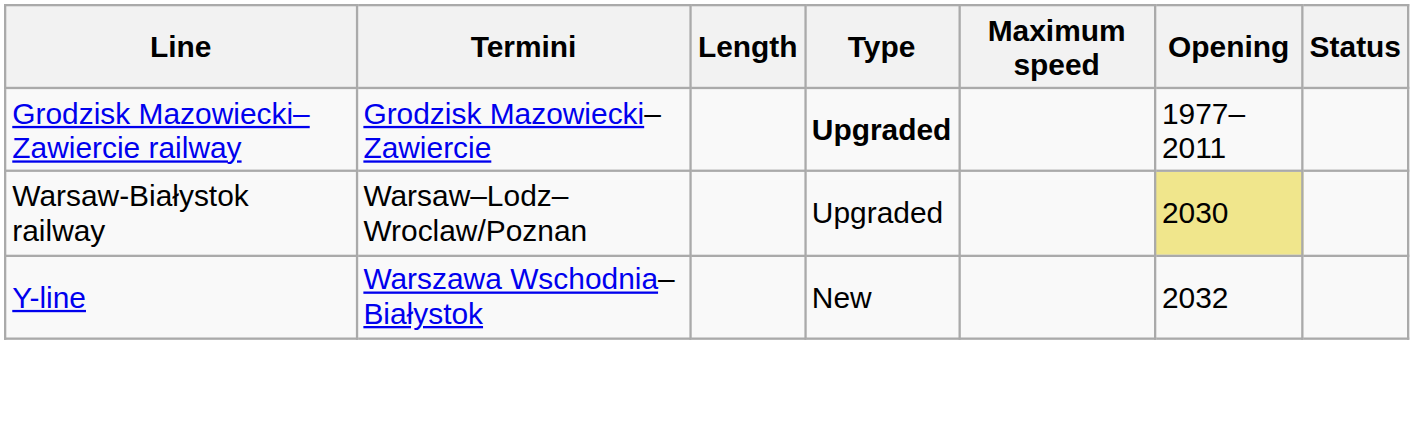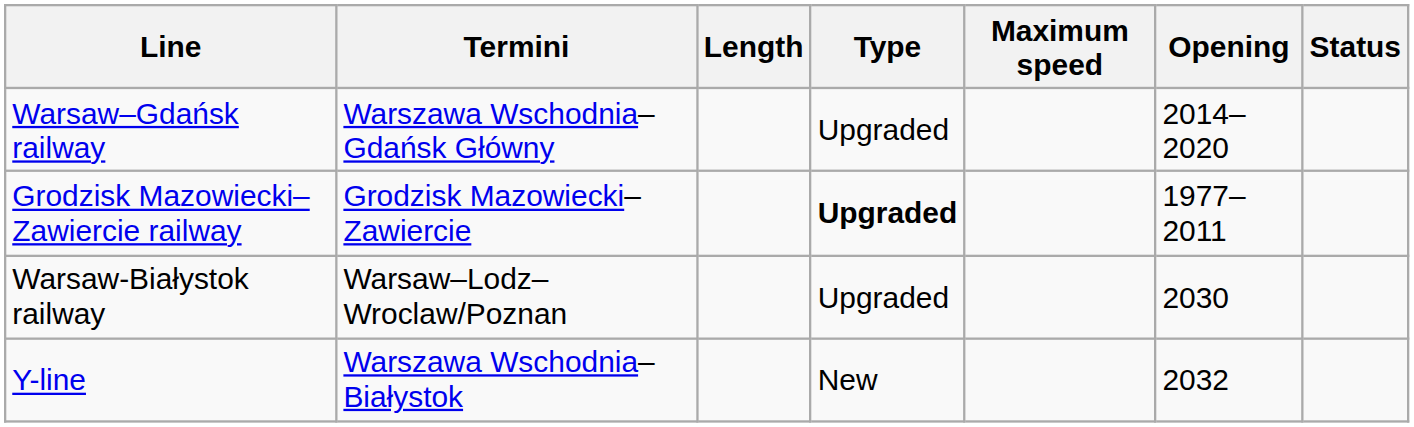+ row: (126, 130)
(1195, 213) khaki background -> (1196, 296) no background
